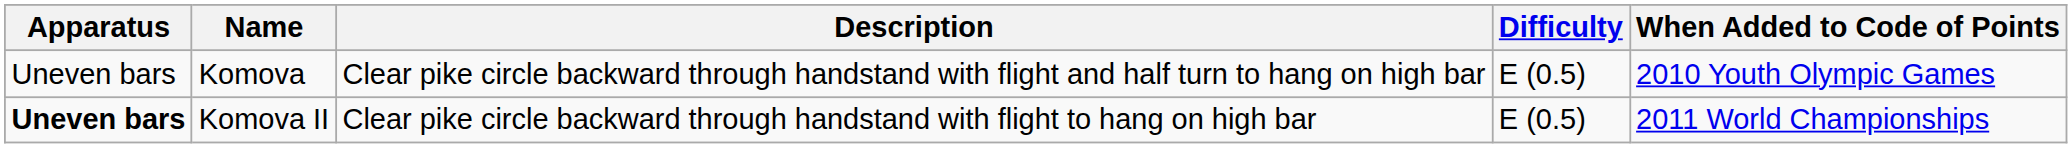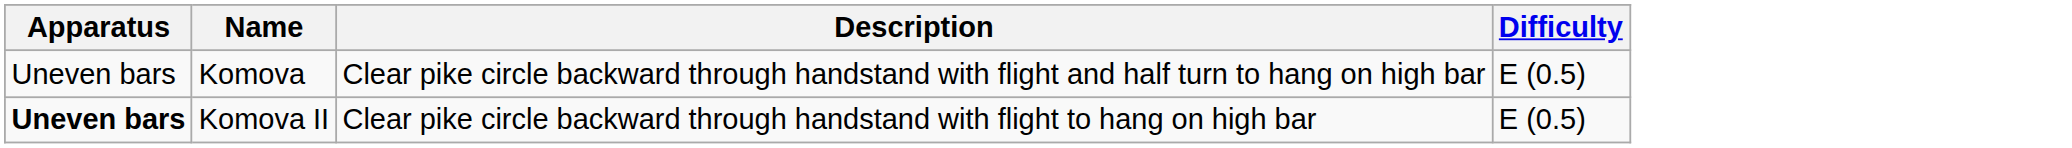- column: (1848, 27)
